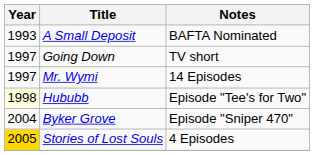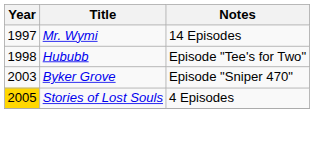- row: (89, 35)
- row: (79, 56)
(22, 98) lightyellow background -> (22, 56) no background
(22, 118) 2004 -> (22, 77) 2003
